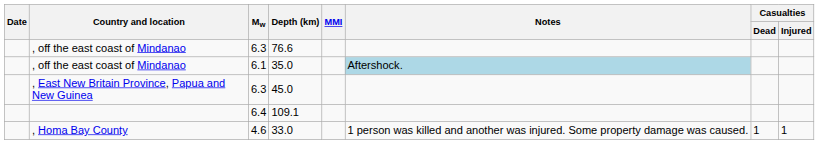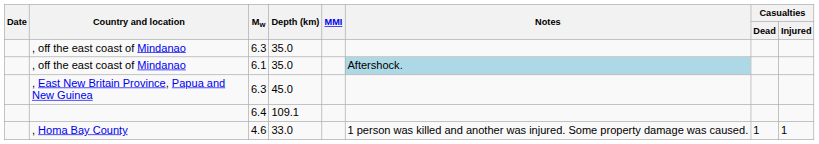(282, 48) 76.6 -> (282, 48) 35.0
